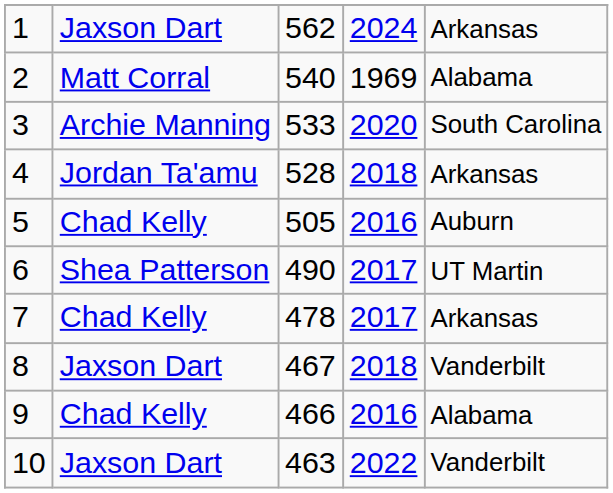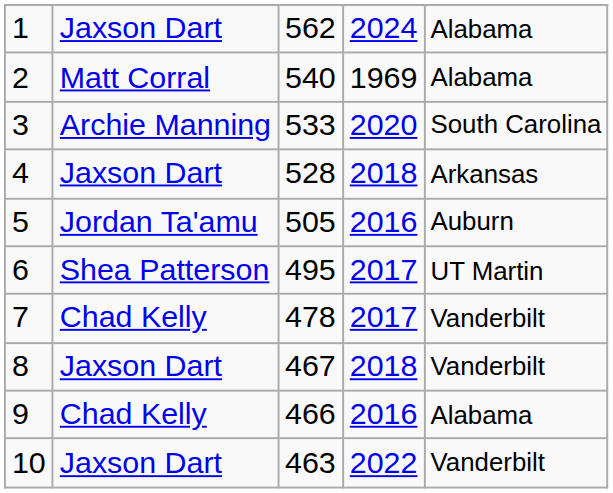(484, 29) Arkansas -> (481, 29) Alabama
(159, 173) Jordan Ta'amu -> (141, 173) Jaxson Dart
(133, 221) Chad Kelly -> (159, 221) Jordan Ta'amu
(310, 269) 490 -> (310, 269) 495
(484, 318) Arkansas -> (488, 318) Vanderbilt
